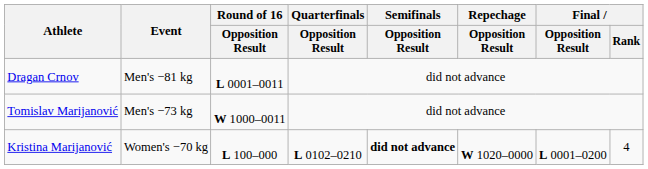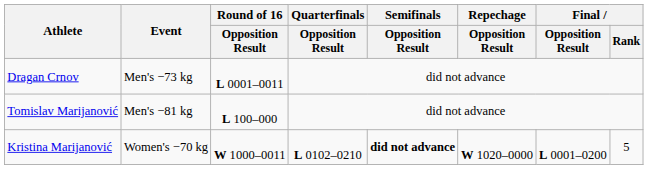(158, 76) Men's −81 kg -> (158, 76) Men's −73 kg
(158, 112) Men's −73 kg -> (158, 112) Men's −81 kg
(250, 119) W 1000–0011 -> (250, 119) L 100–000
(250, 155) L 100–000 -> (250, 155) W 1000–0011
(626, 147) 4 -> (626, 147) 5
